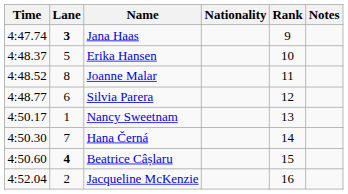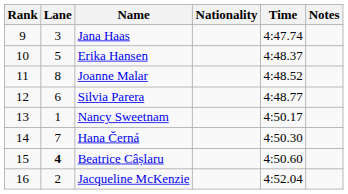columns swapped: (288, 14) <-> (27, 14)
(67, 35) bold -> (58, 35) normal
